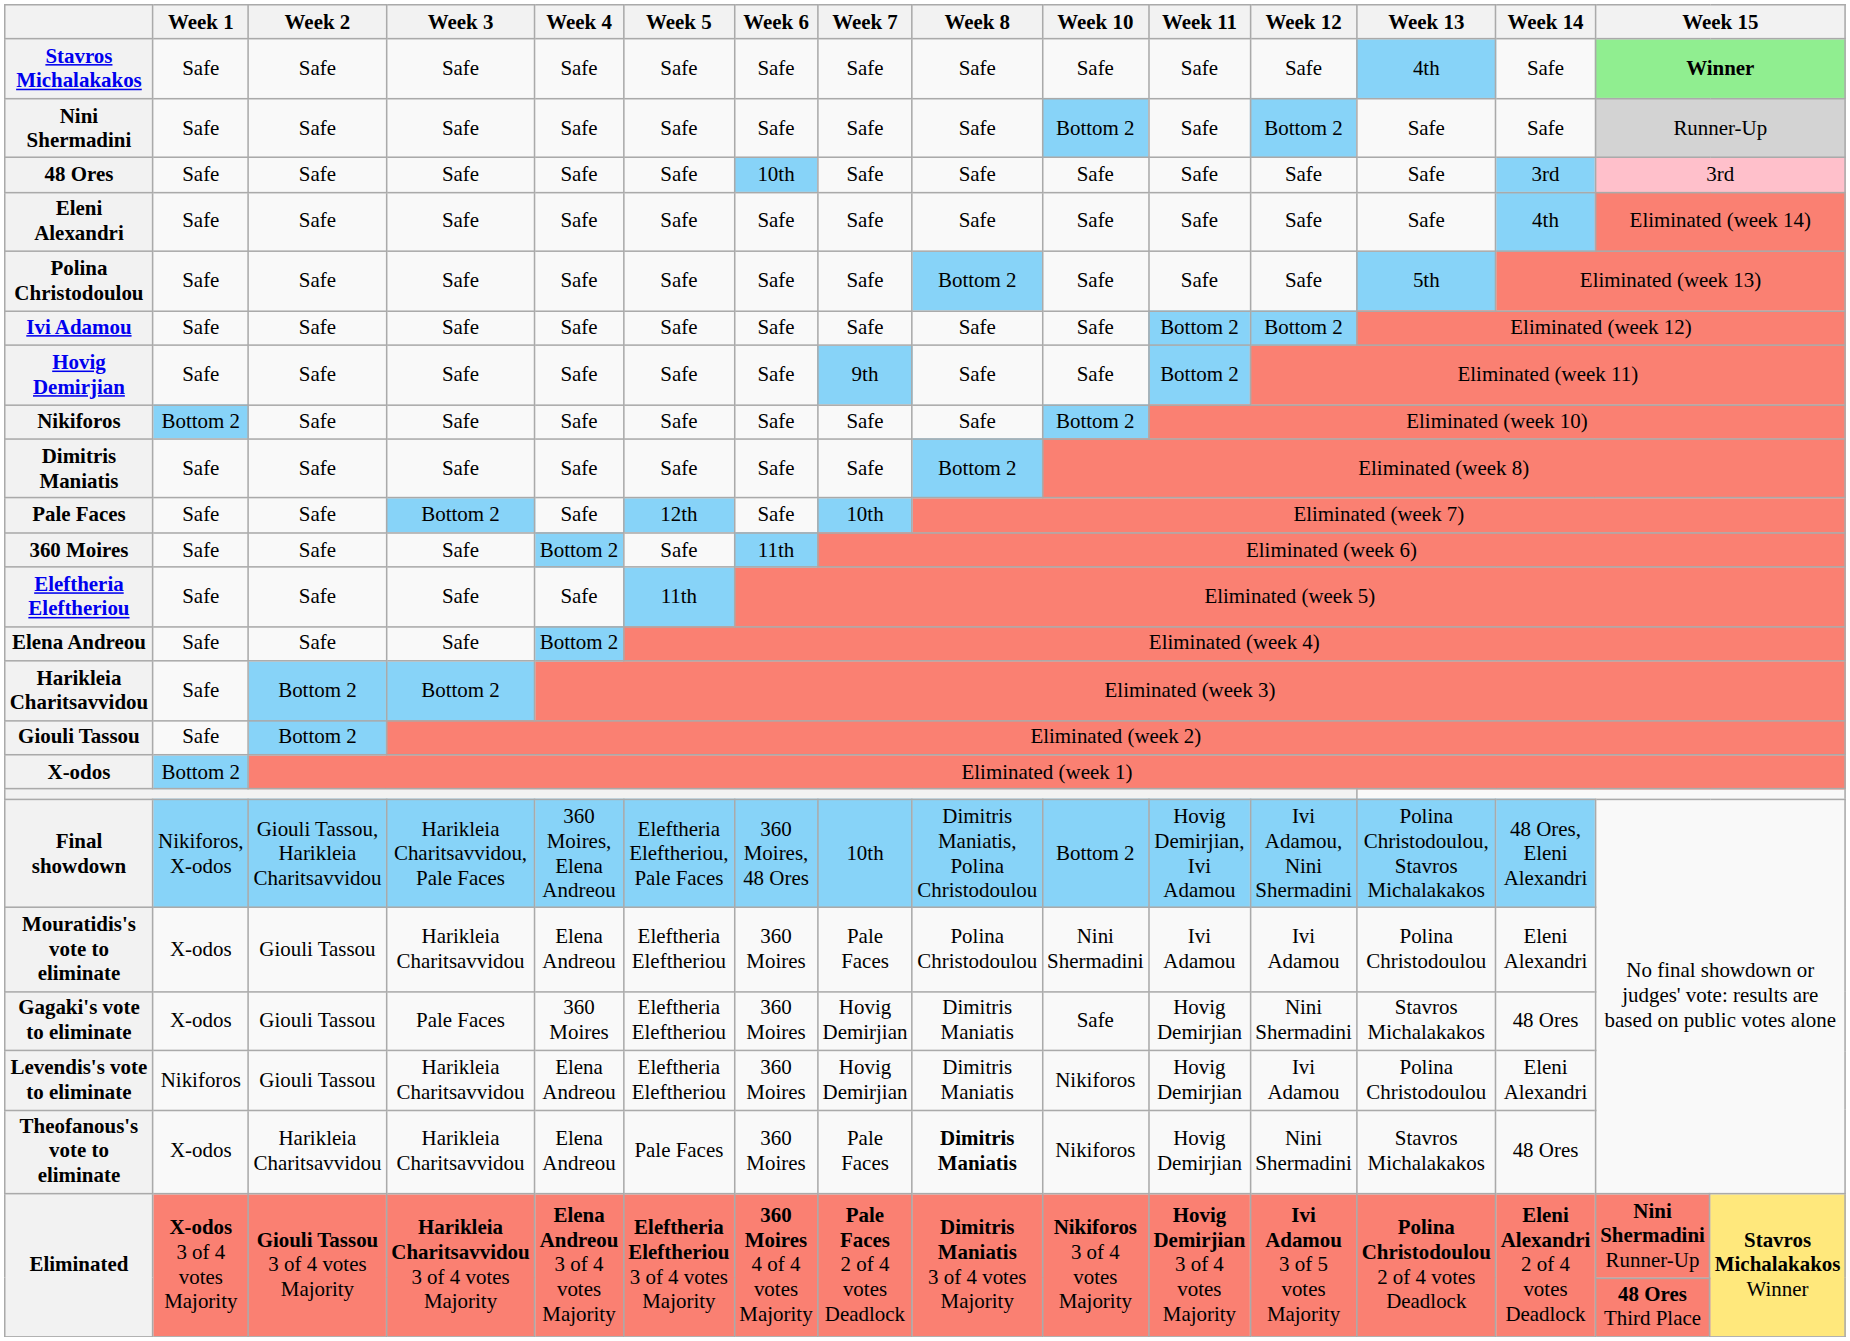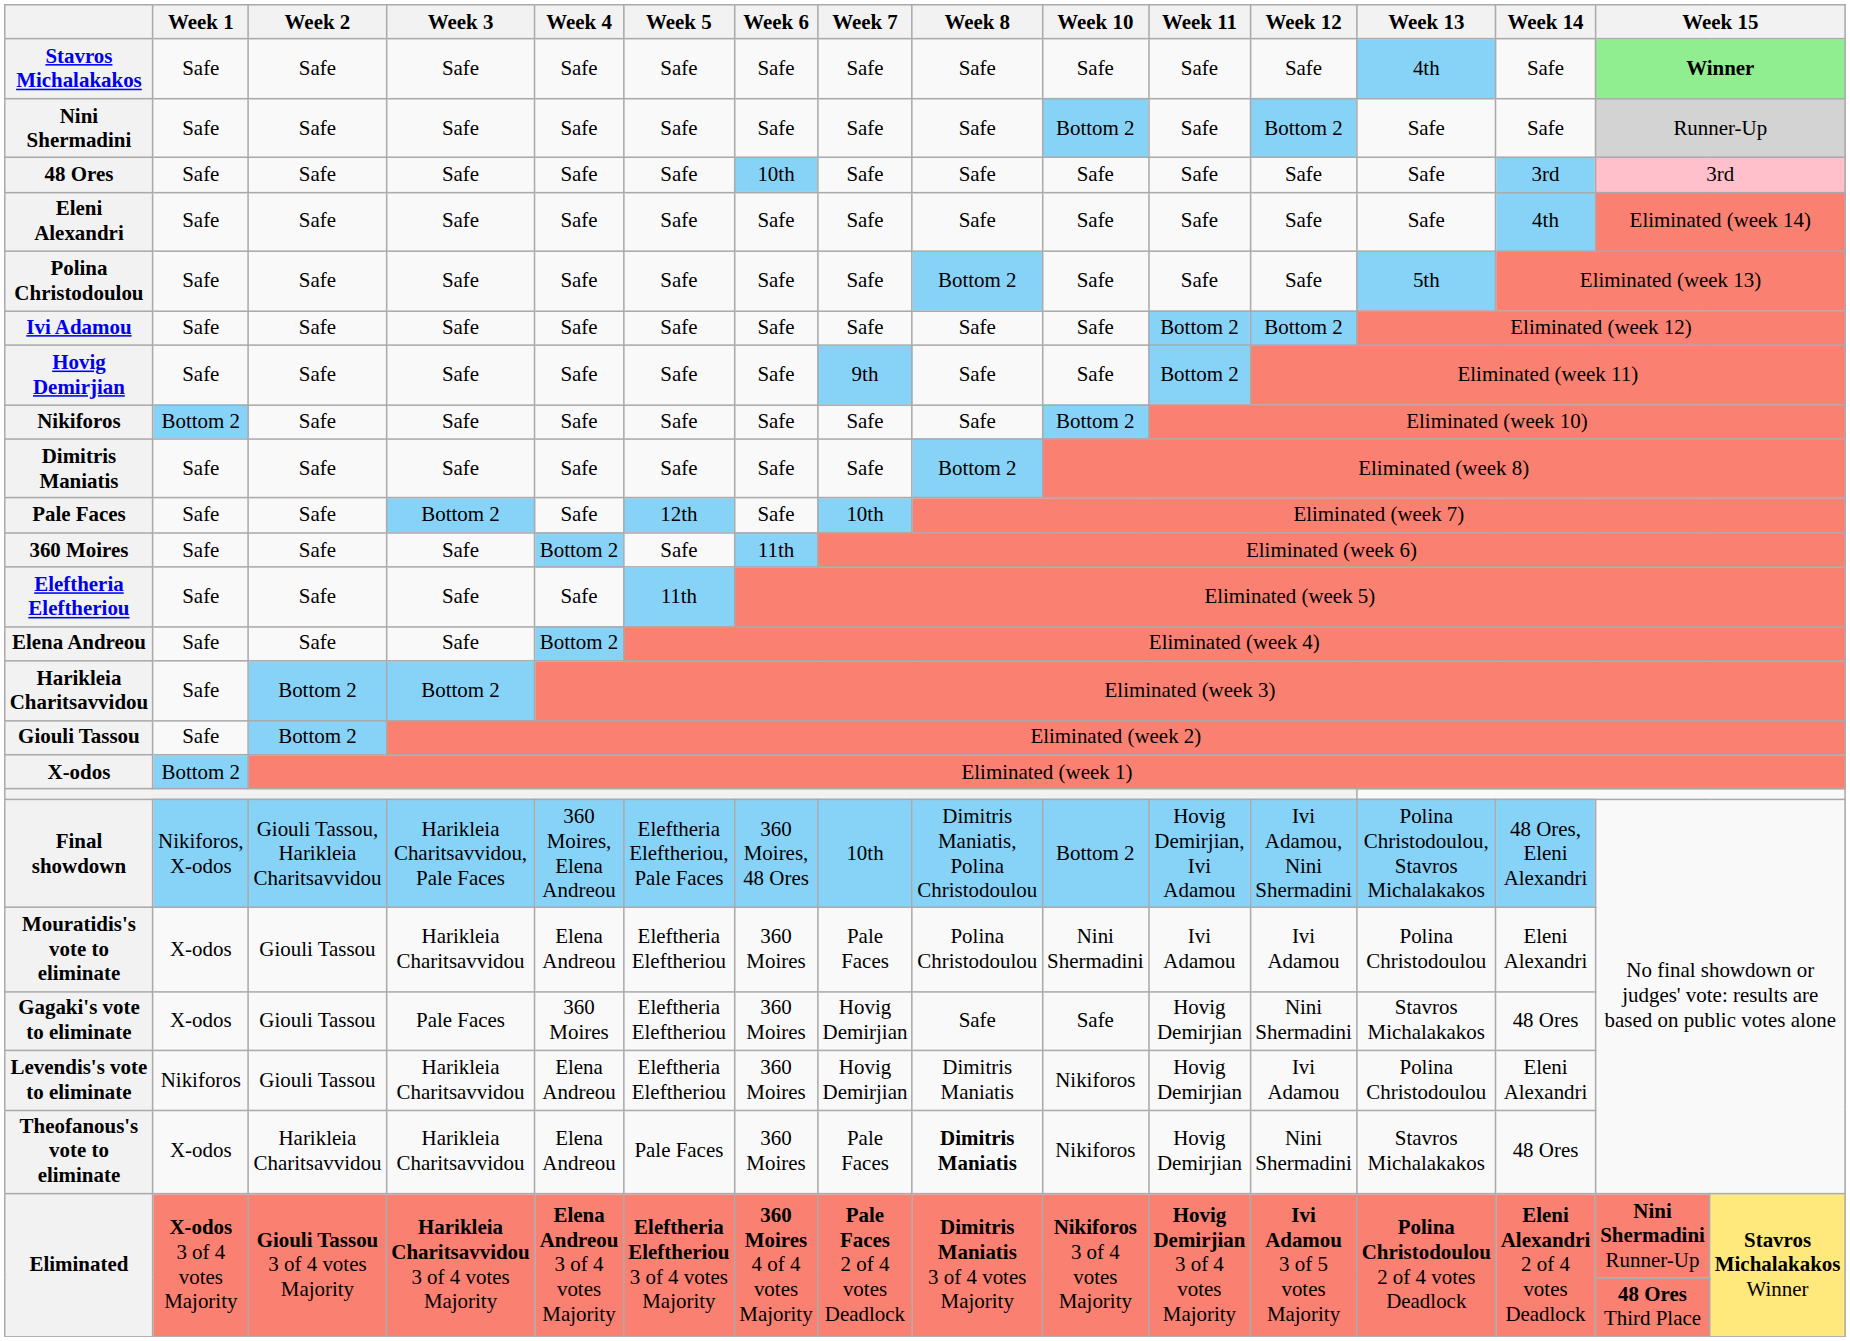(977, 1020) Dimitris Maniatis -> (977, 1020) Safe
